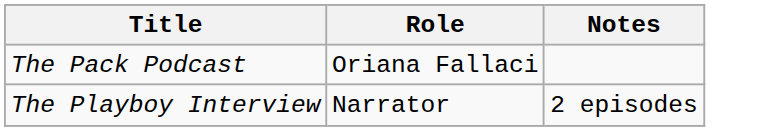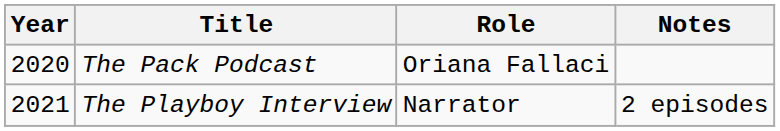+ column: (40, 25)
